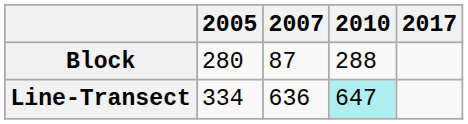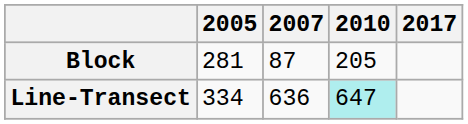(223, 61) 280 -> (223, 61) 281
(356, 61) 288 -> (356, 61) 205
